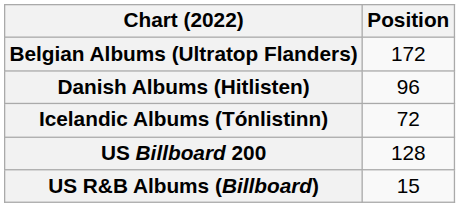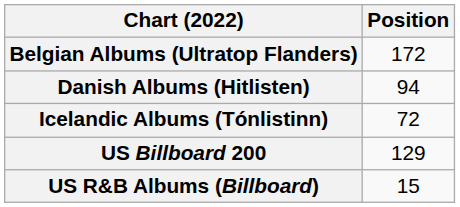(408, 86) 96 -> (408, 86) 94
(408, 152) 128 -> (408, 152) 129
